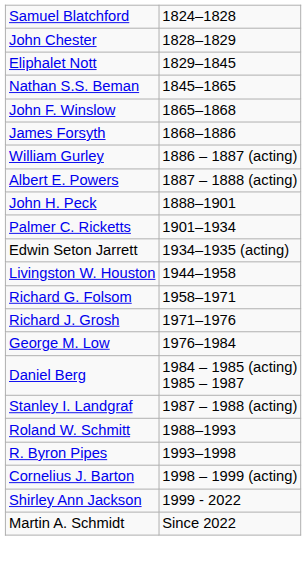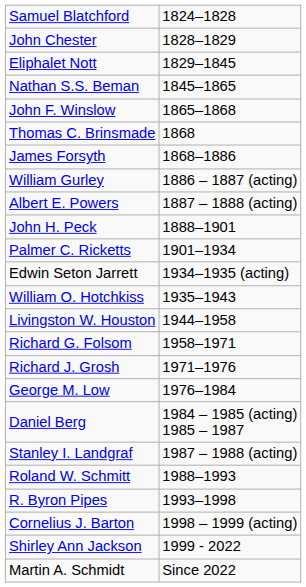+ row: (82, 133)
+ row: (76, 297)
